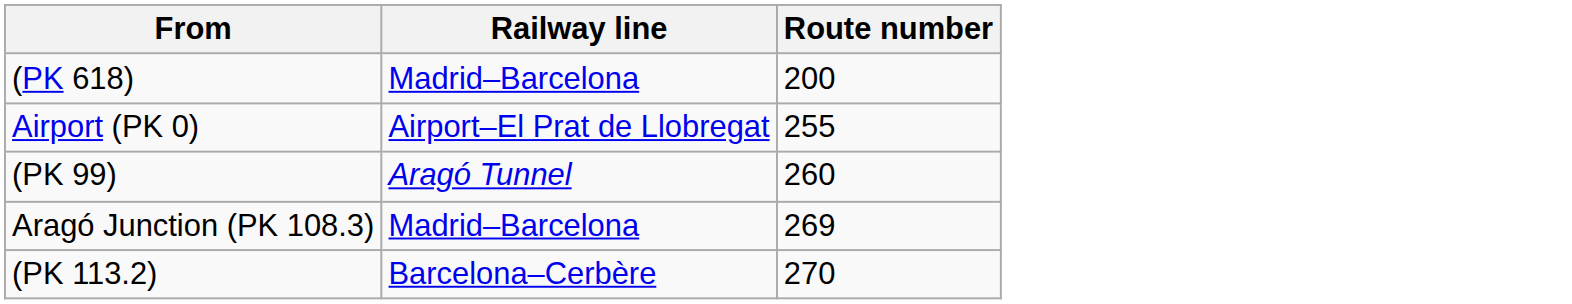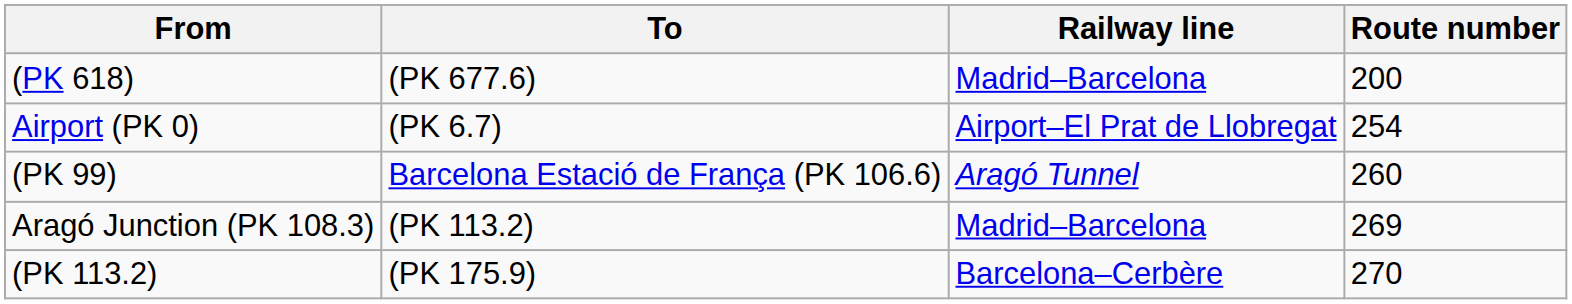+ column: (665, 28)
(810, 126) 255 -> (1377, 126) 254
